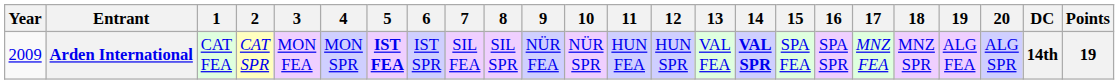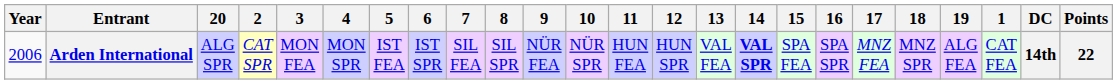columns swapped: (216, 17) <-> (1002, 17)
(25, 54) 2009 -> (25, 54) 2006
(387, 54) bold -> (389, 54) normal
(1088, 54) 19 -> (1086, 54) 22
